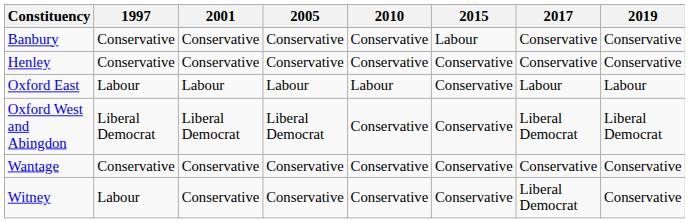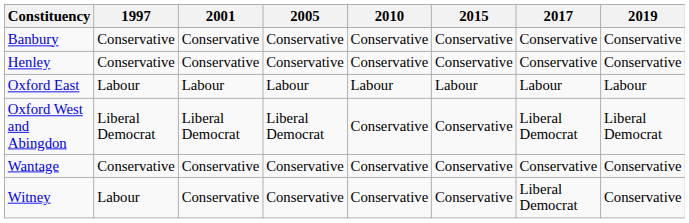(456, 39) Labour -> (474, 39) Conservative
(474, 86) Conservative -> (456, 86) Labour
